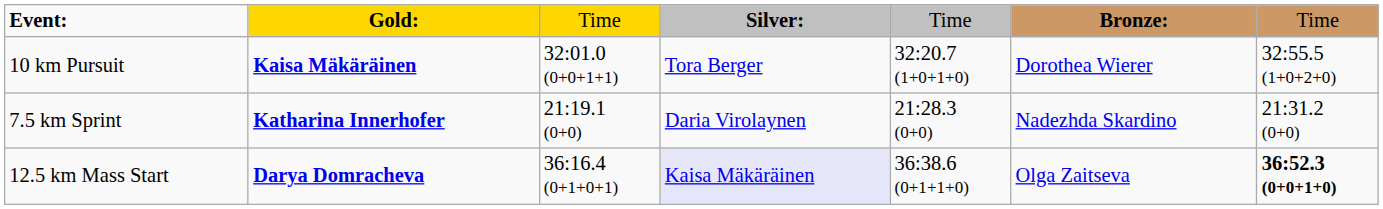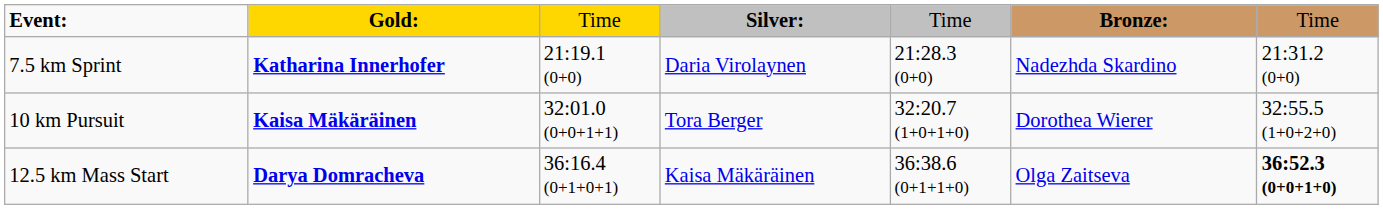rows swapped: (65, 120) <-> (67, 64)
(740, 175) lavender background -> (740, 175) no background
